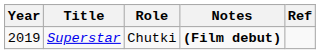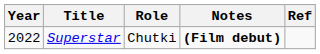(24, 38) 2019 -> (24, 38) 2022
